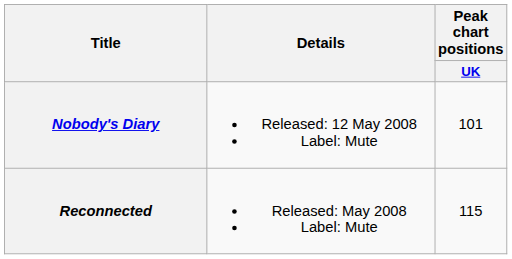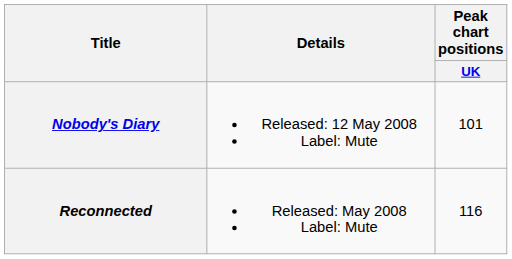(471, 210) 115 -> (471, 210) 116
